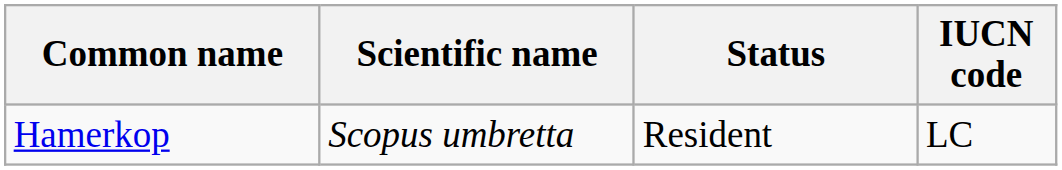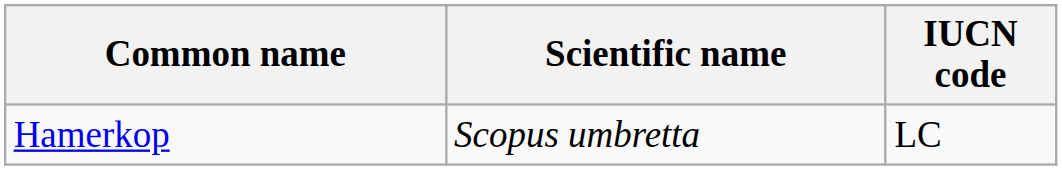- column: (776, 54)
